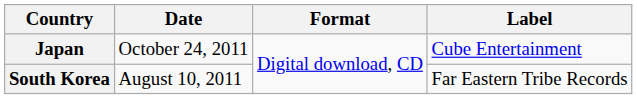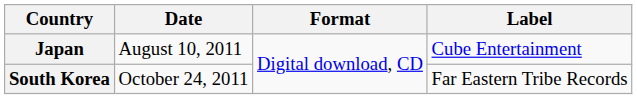(184, 49) October 24, 2011 -> (180, 49) August 10, 2011
(180, 78) August 10, 2011 -> (184, 78) October 24, 2011
